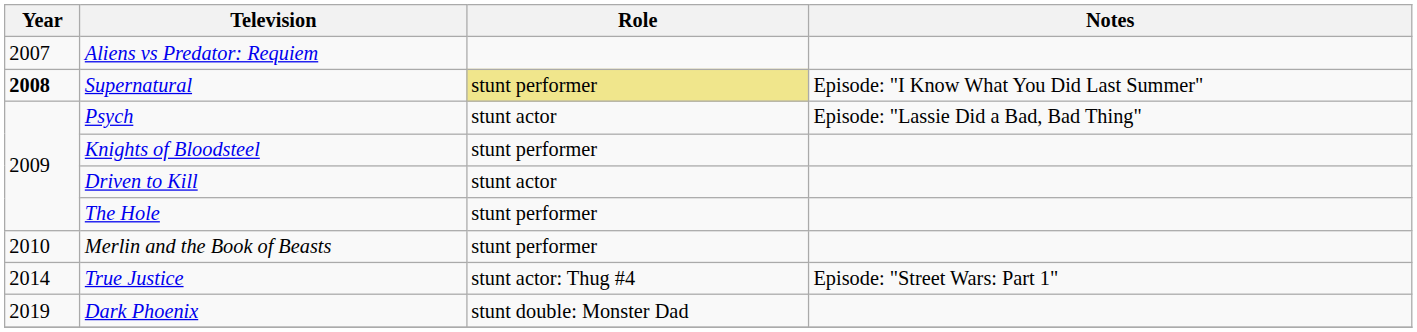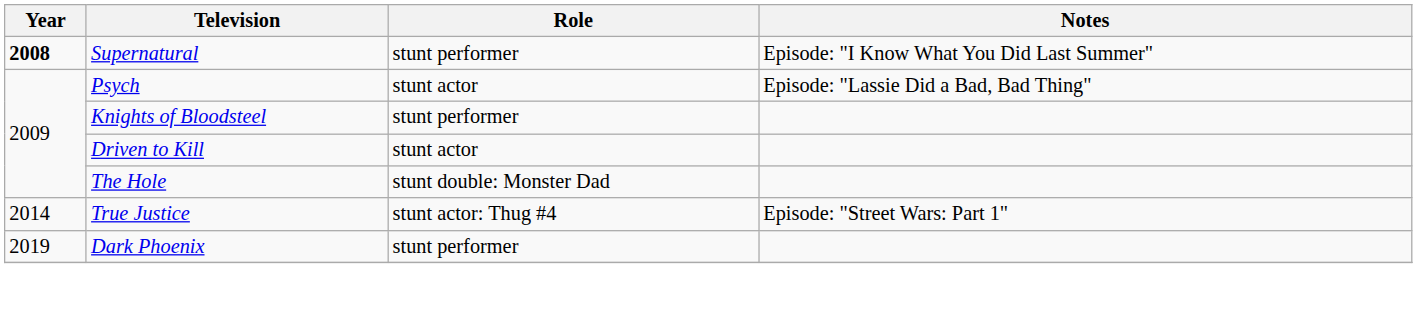- row: (202, 52)
(534, 85) khaki background -> (455, 52) no background
(534, 213) stunt performer -> (501, 181) stunt double: Monster Dad
- row: (208, 246)
(580, 310) stunt double: Monster Dad -> (455, 246) stunt performer
